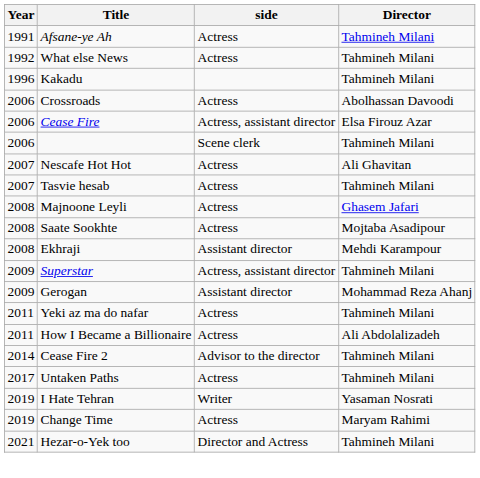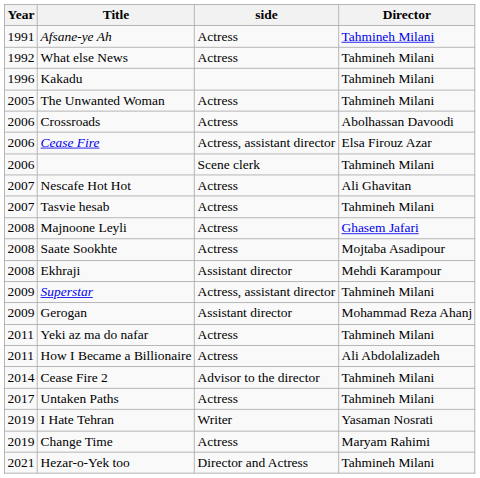+ row: (103, 100)
